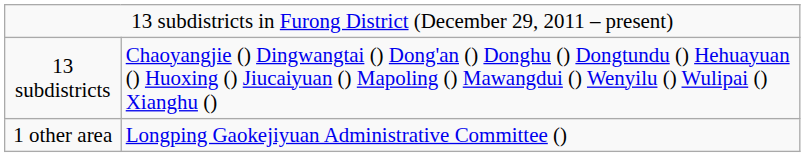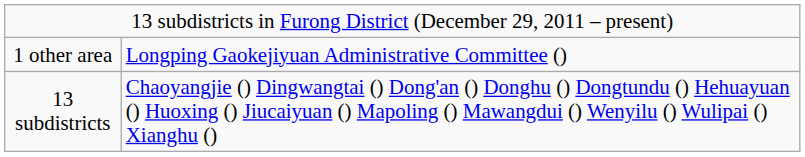rows swapped: (63, 77) <-> (63, 134)
